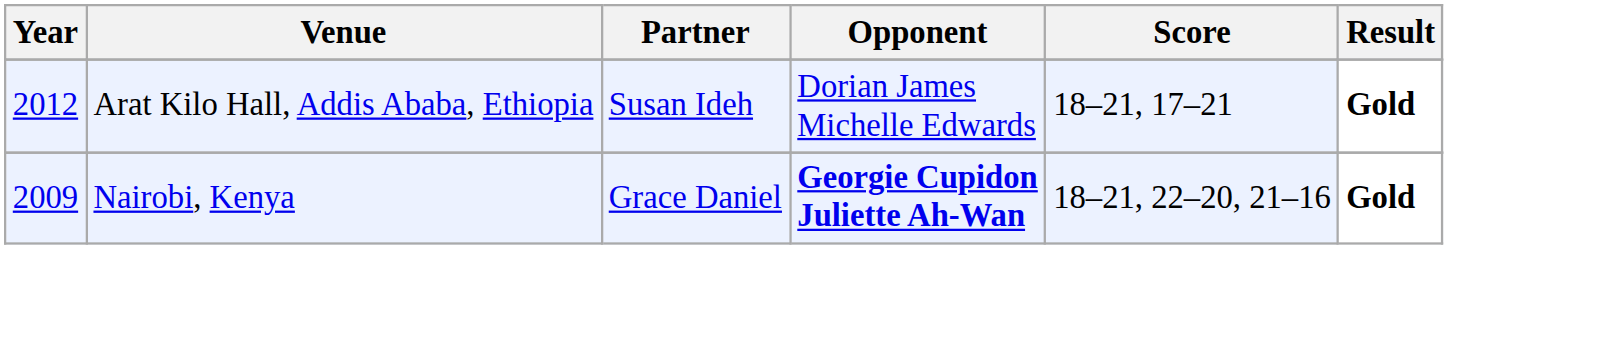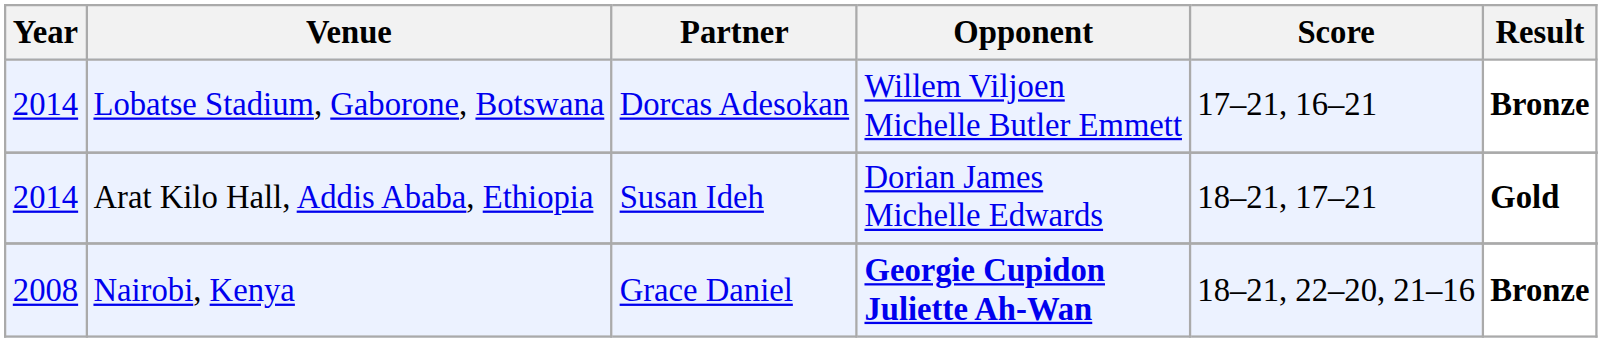+ row: (349, 105)
(45, 105) 2012 -> (45, 197) 2014
(45, 197) 2009 -> (45, 290) 2008
(1381, 197) Gold -> (1540, 290) Bronze
